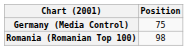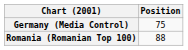(161, 38) 98 -> (161, 38) 88
